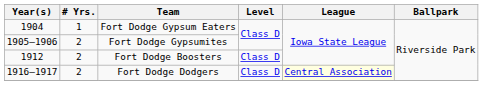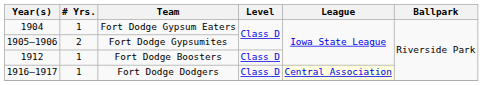(79, 58) 2 -> (79, 58) 1
(79, 73) 2 -> (79, 73) 1
